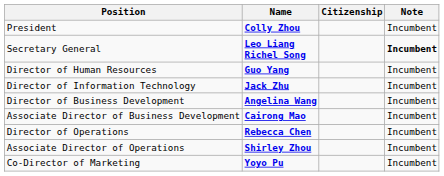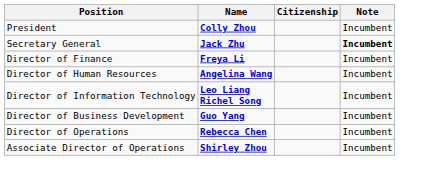(275, 48) Leo Liang Richel Song -> (222, 43) Jack Zhu
+ row: (59, 58)
(267, 69) Guo Yang -> (236, 74) Angelina Wang
(267, 85) Jack Zhu -> (231, 95) Leo Liang Richel Song
(281, 101) Angelina Wang -> (222, 116) Guo Yang
- row: (123, 116)
- row: (73, 163)
